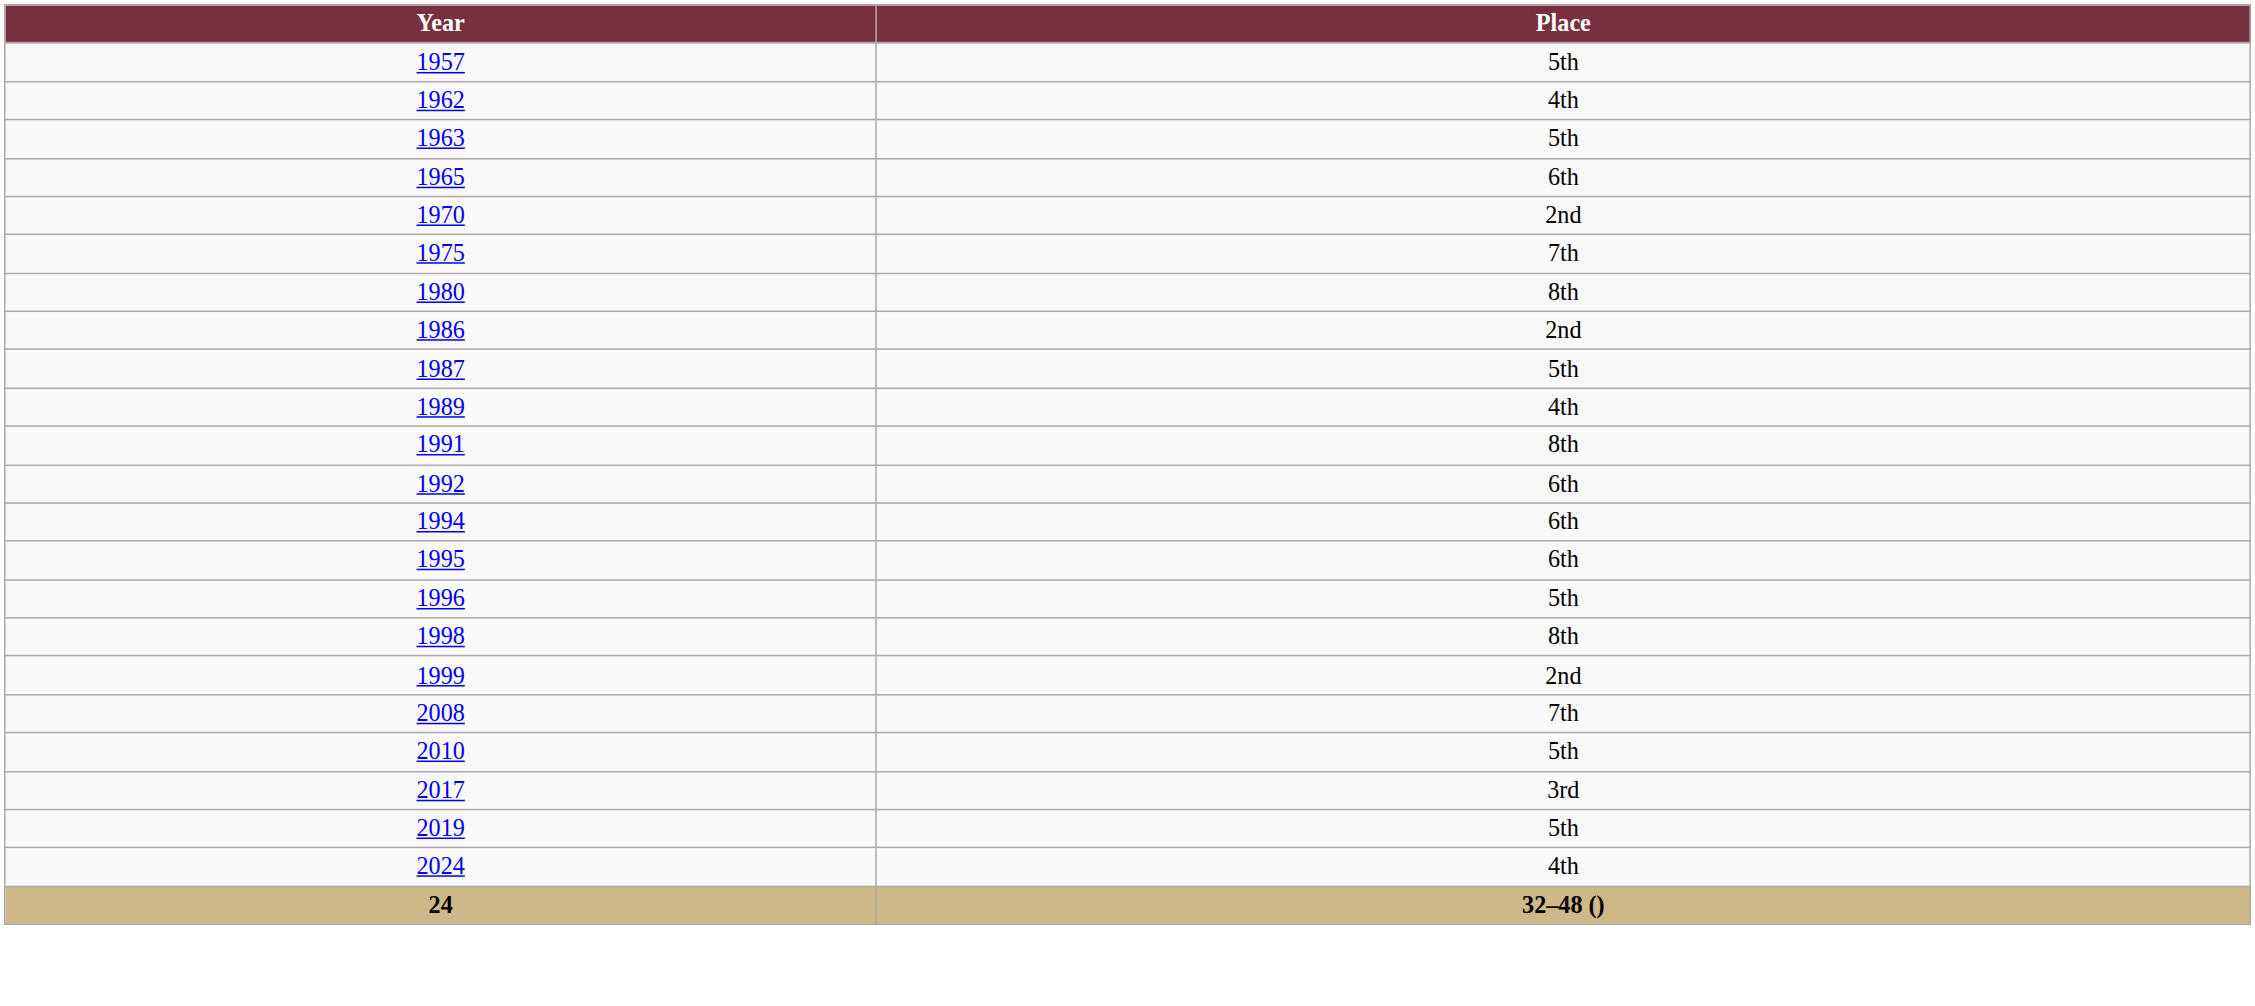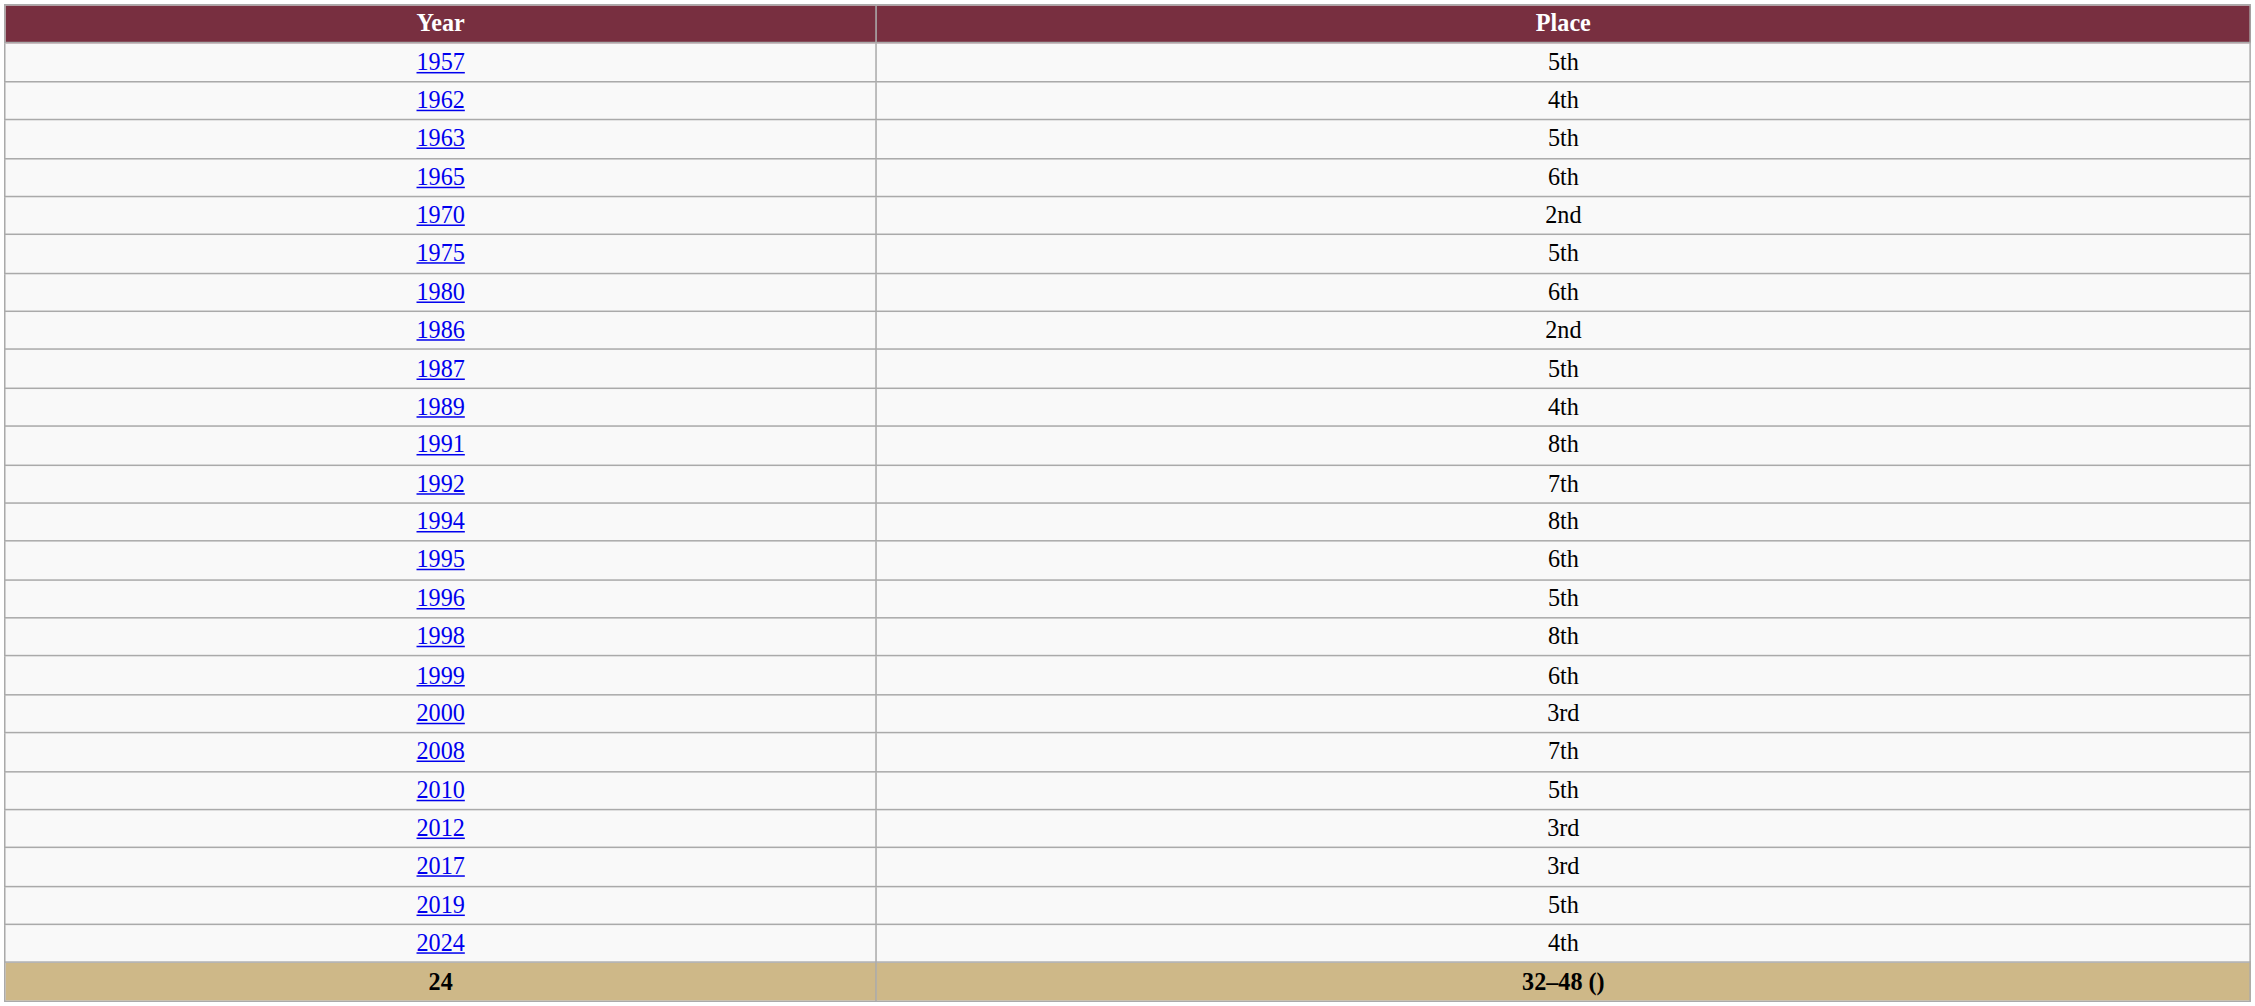(1563, 253) 7th -> (1563, 253) 5th
(1563, 291) 8th -> (1563, 291) 6th
(1563, 483) 6th -> (1563, 483) 7th
(1563, 521) 6th -> (1563, 521) 8th
(1563, 675) 2nd -> (1563, 675) 6th
+ row: (441, 713)
+ row: (441, 828)
